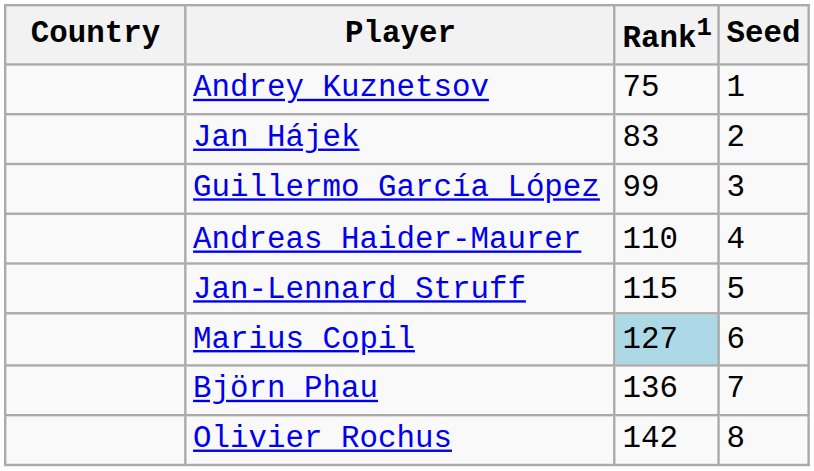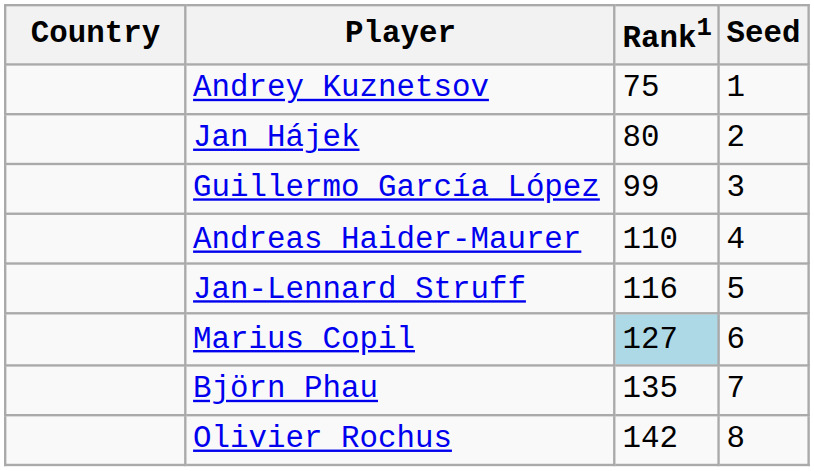(641, 139) 83 -> (641, 139) 80
(650, 289) 115 -> (650, 289) 116
(650, 390) 136 -> (650, 390) 135
